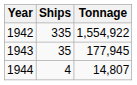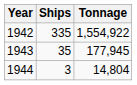(68, 70) 4 -> (68, 70) 3
(111, 70) 14,807 -> (111, 70) 14,804
